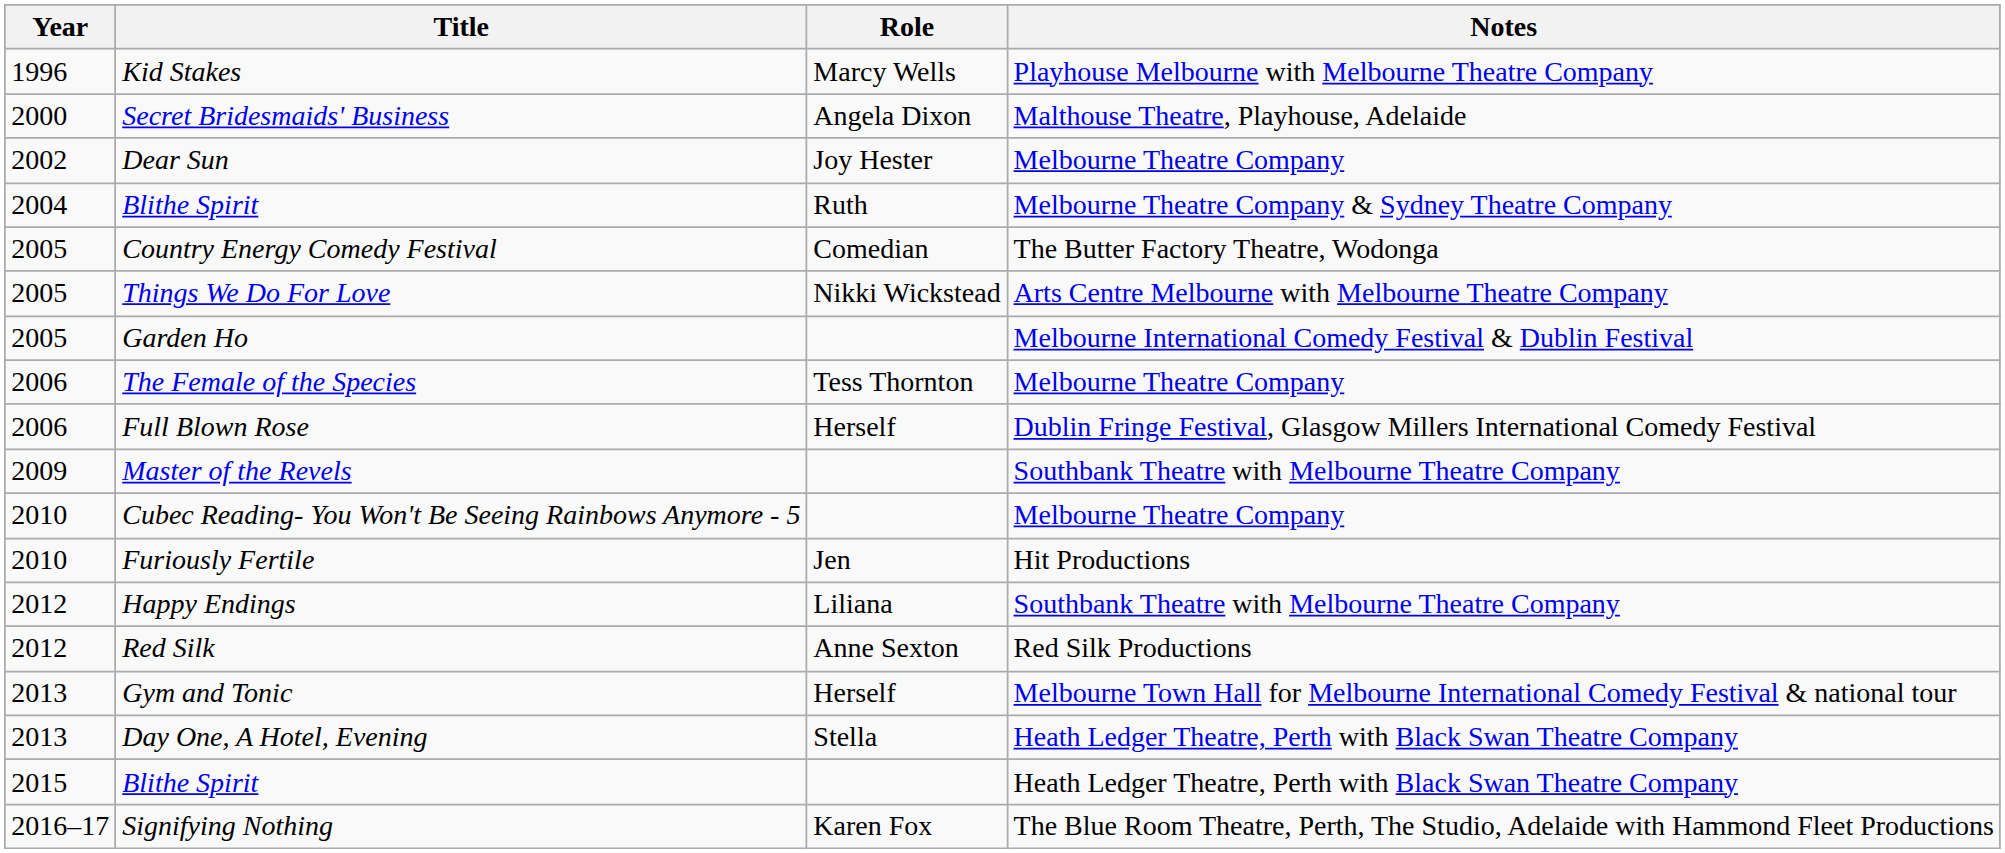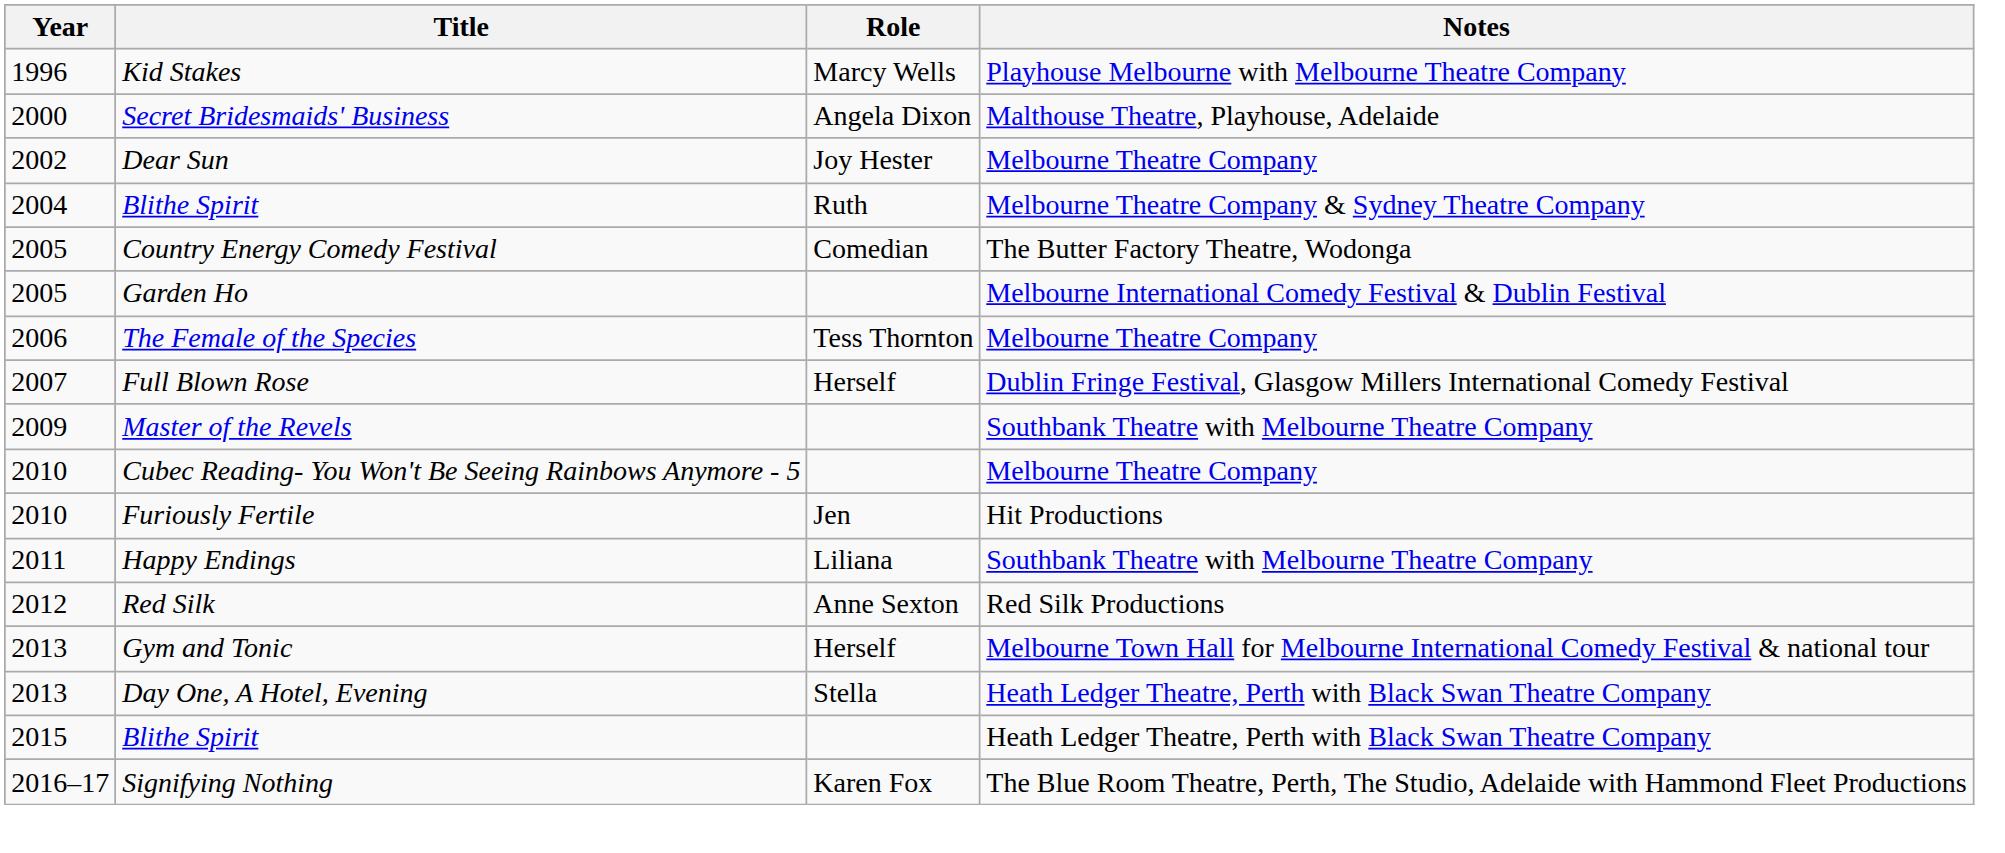- row: (256, 293)
(39, 426) 2006 -> (39, 381) 2007
(39, 603) 2012 -> (39, 559) 2011
